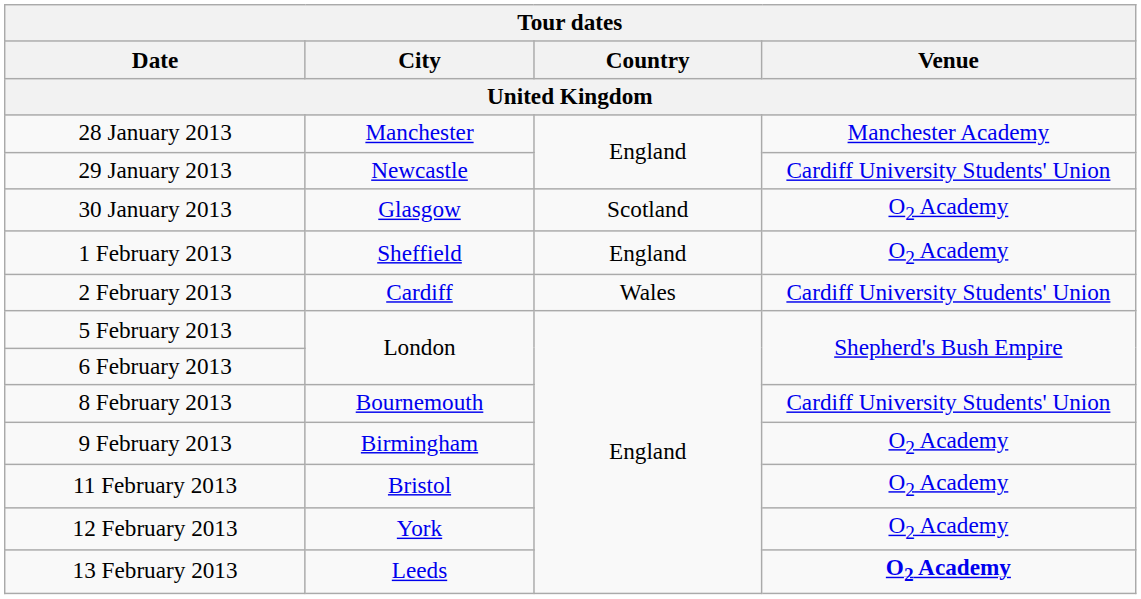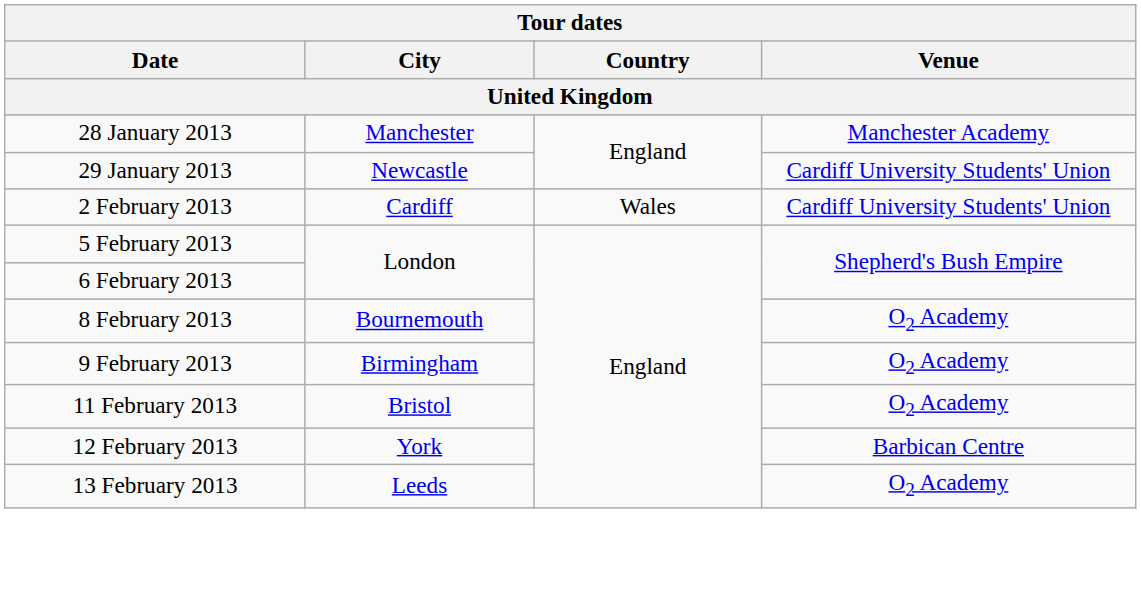- row: (155, 209)
- row: (155, 252)
(948, 402) Cardiff University Students' Union -> (948, 320) O2 Academy
(948, 528) O2 Academy -> (948, 445) Barbican Centre
(948, 571) bold -> (948, 485) normal
